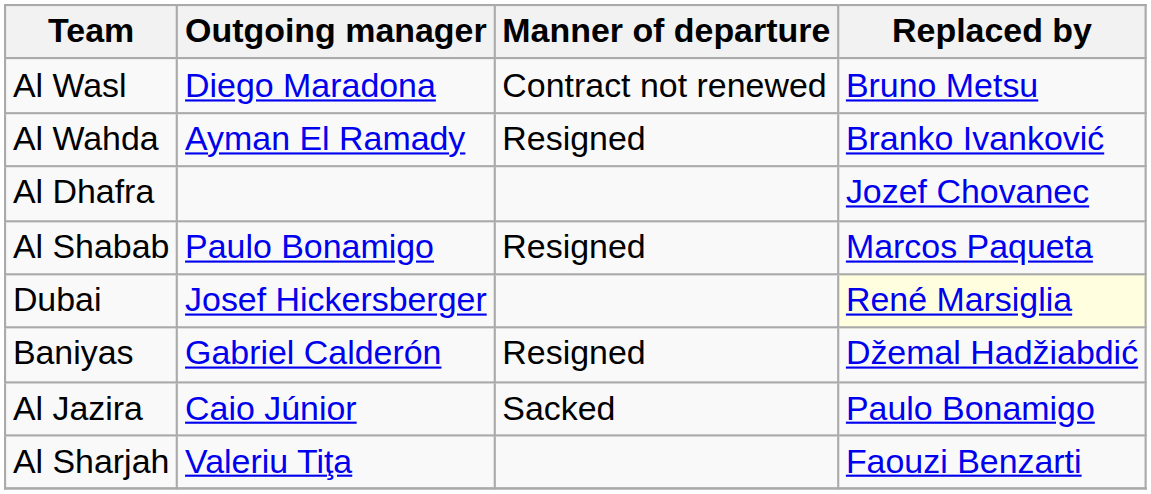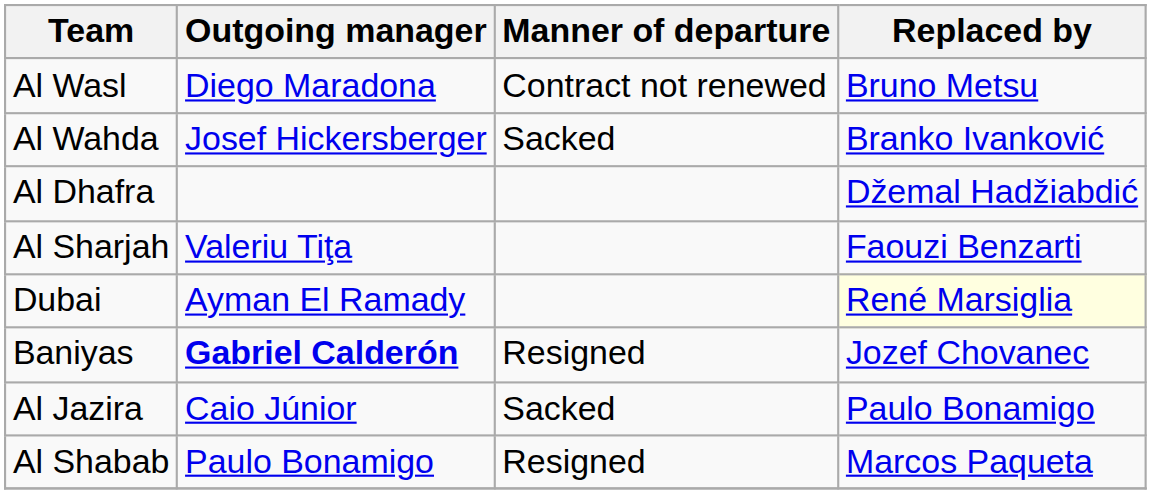(325, 138) Ayman El Ramady -> (336, 138) Josef Hickersberger
(574, 138) Resigned -> (559, 138) Sacked
(968, 192) Jozef Chovanec -> (992, 192) Džemal Hadžiabdić
rows swapped: (91, 461) <-> (91, 246)
(336, 300) Josef Hickersberger -> (325, 300) Ayman El Ramady
(313, 354) normal -> (322, 354) bold
(992, 354) Džemal Hadžiabdić -> (968, 354) Jozef Chovanec
